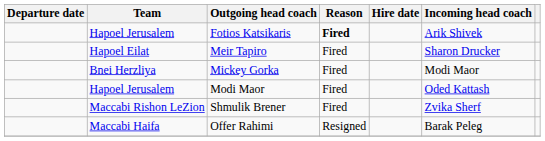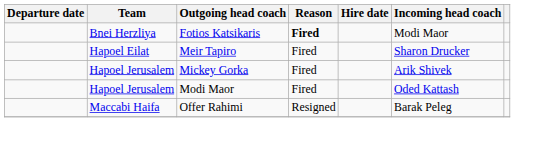(132, 32) Hapoel Jerusalem -> (123, 32) Bnei Herzliya
(453, 32) Arik Shivek -> (421, 32) Modi Maor
(123, 70) Bnei Herzliya -> (132, 70) Hapoel Jerusalem
(452, 70) Modi Maor -> (423, 70) Arik Shivek
- row: (248, 107)
